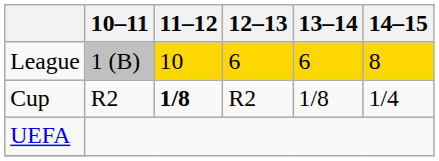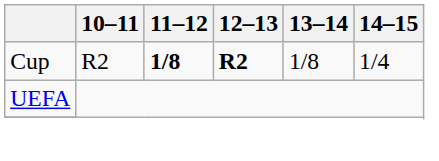- row: (45, 60)
(242, 98) normal -> (233, 60) bold
